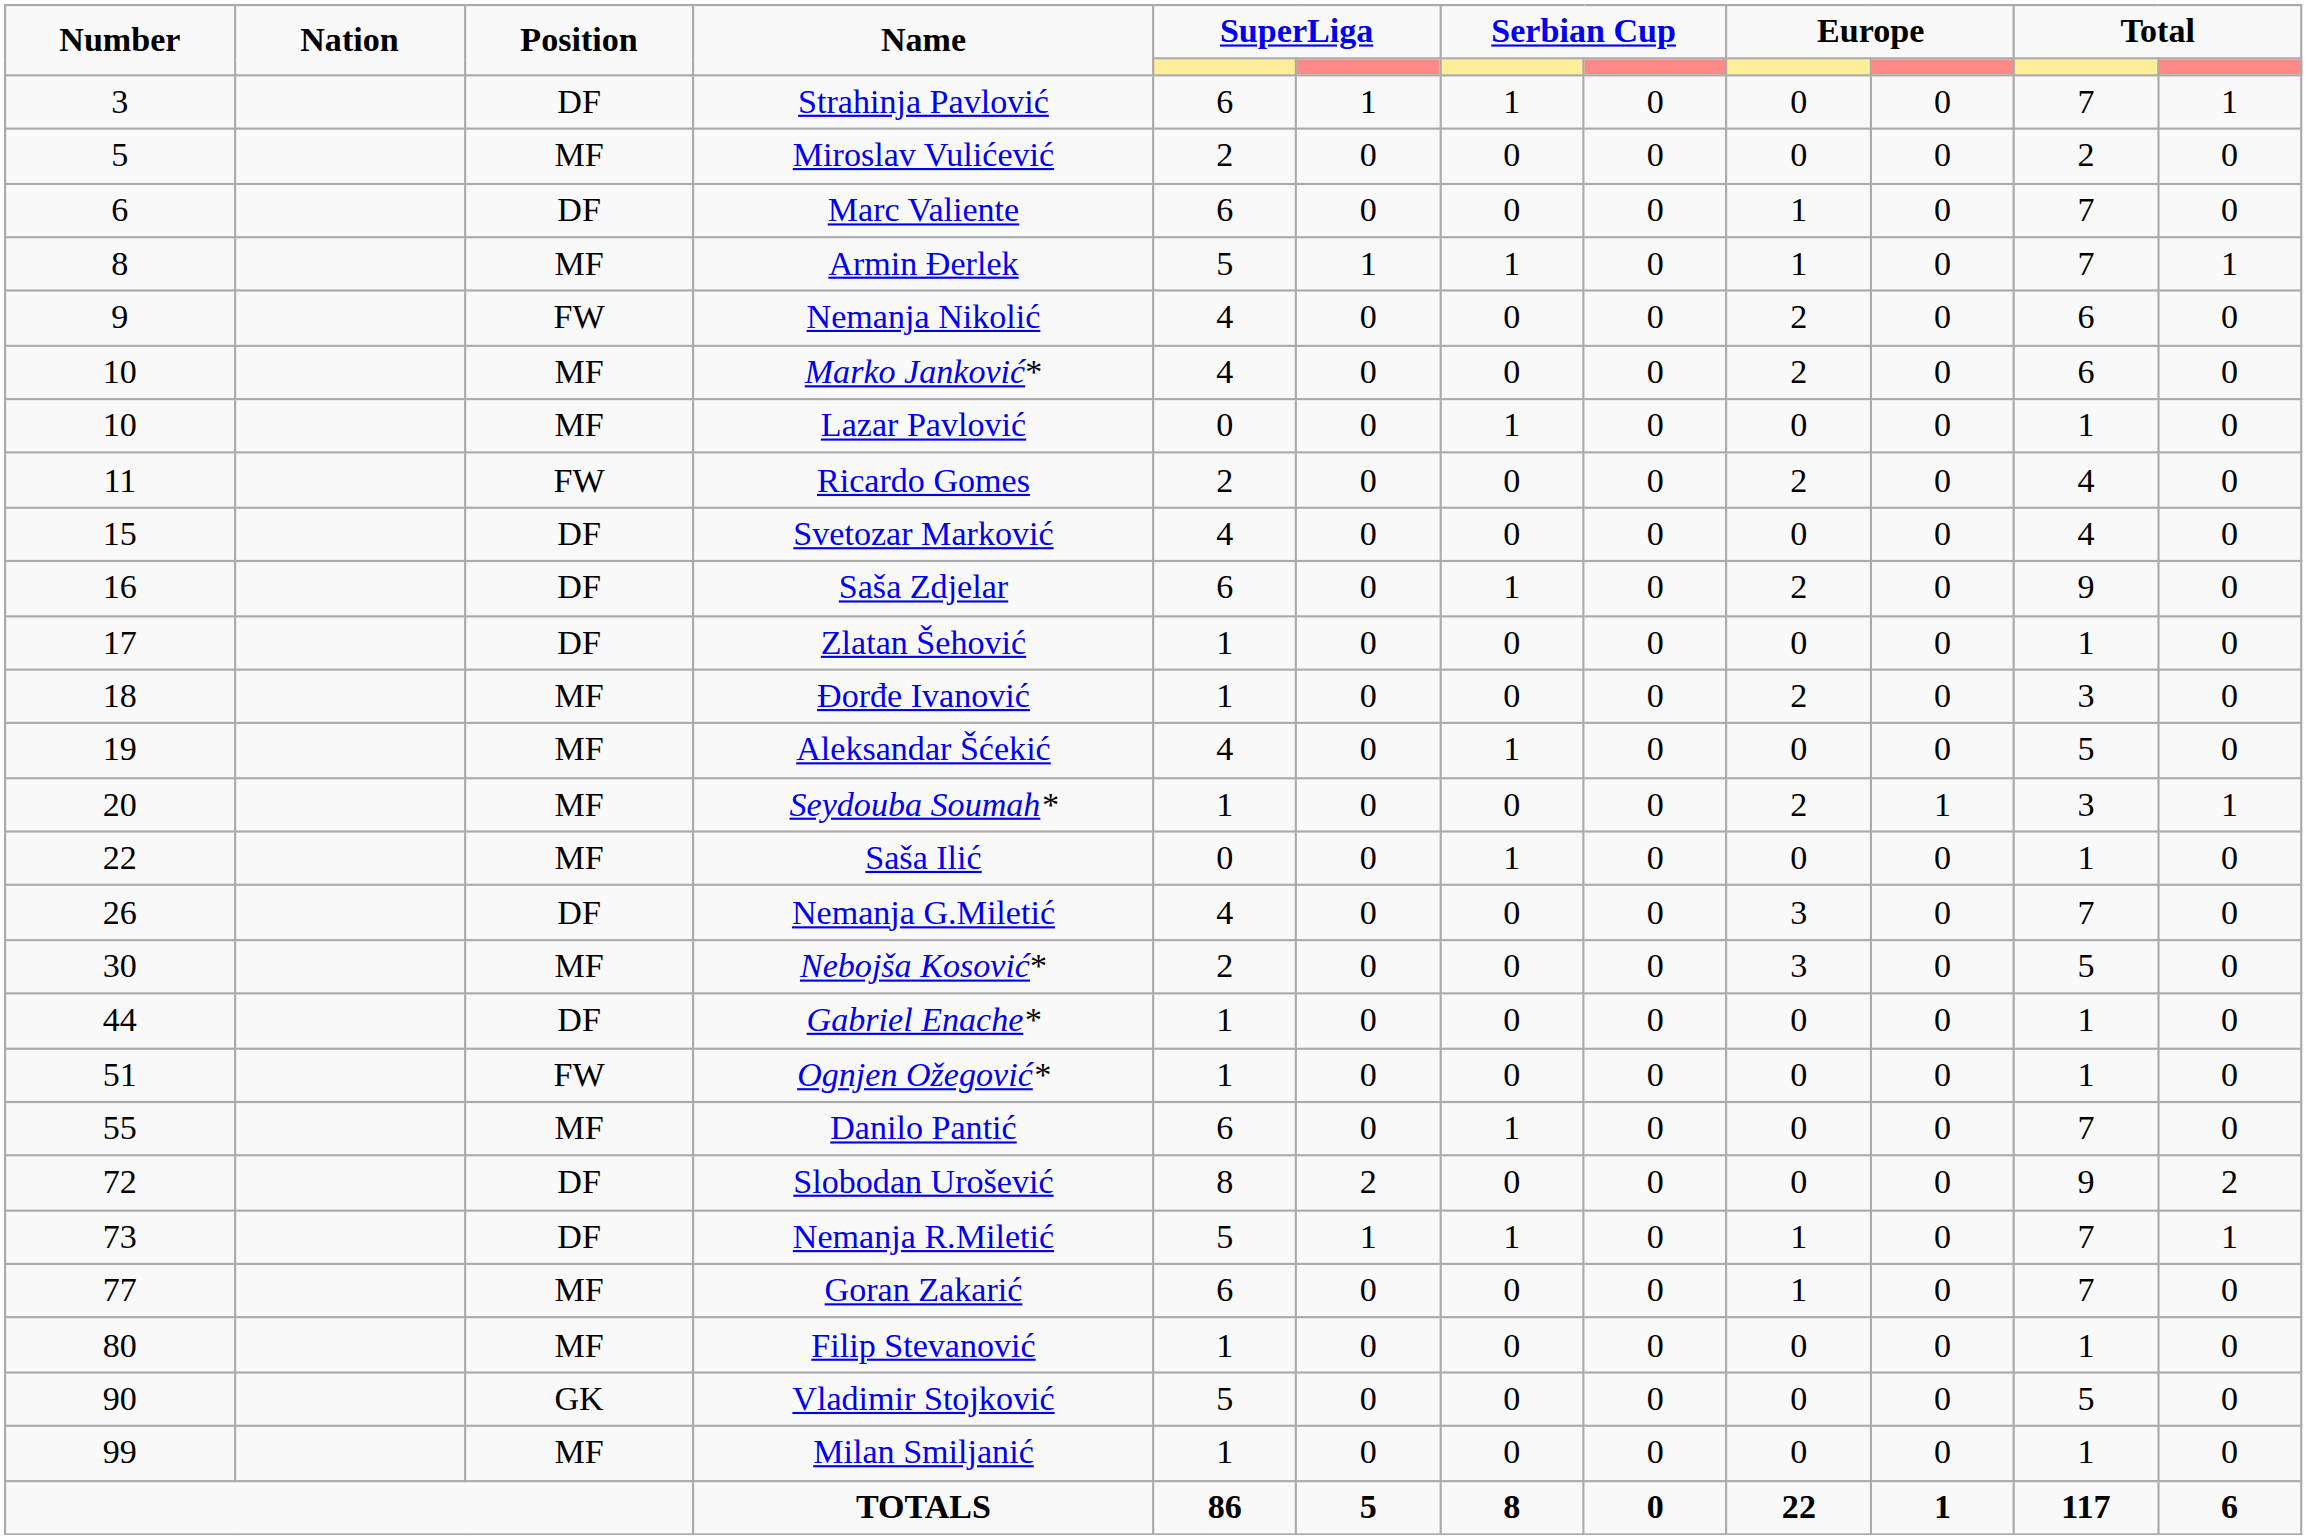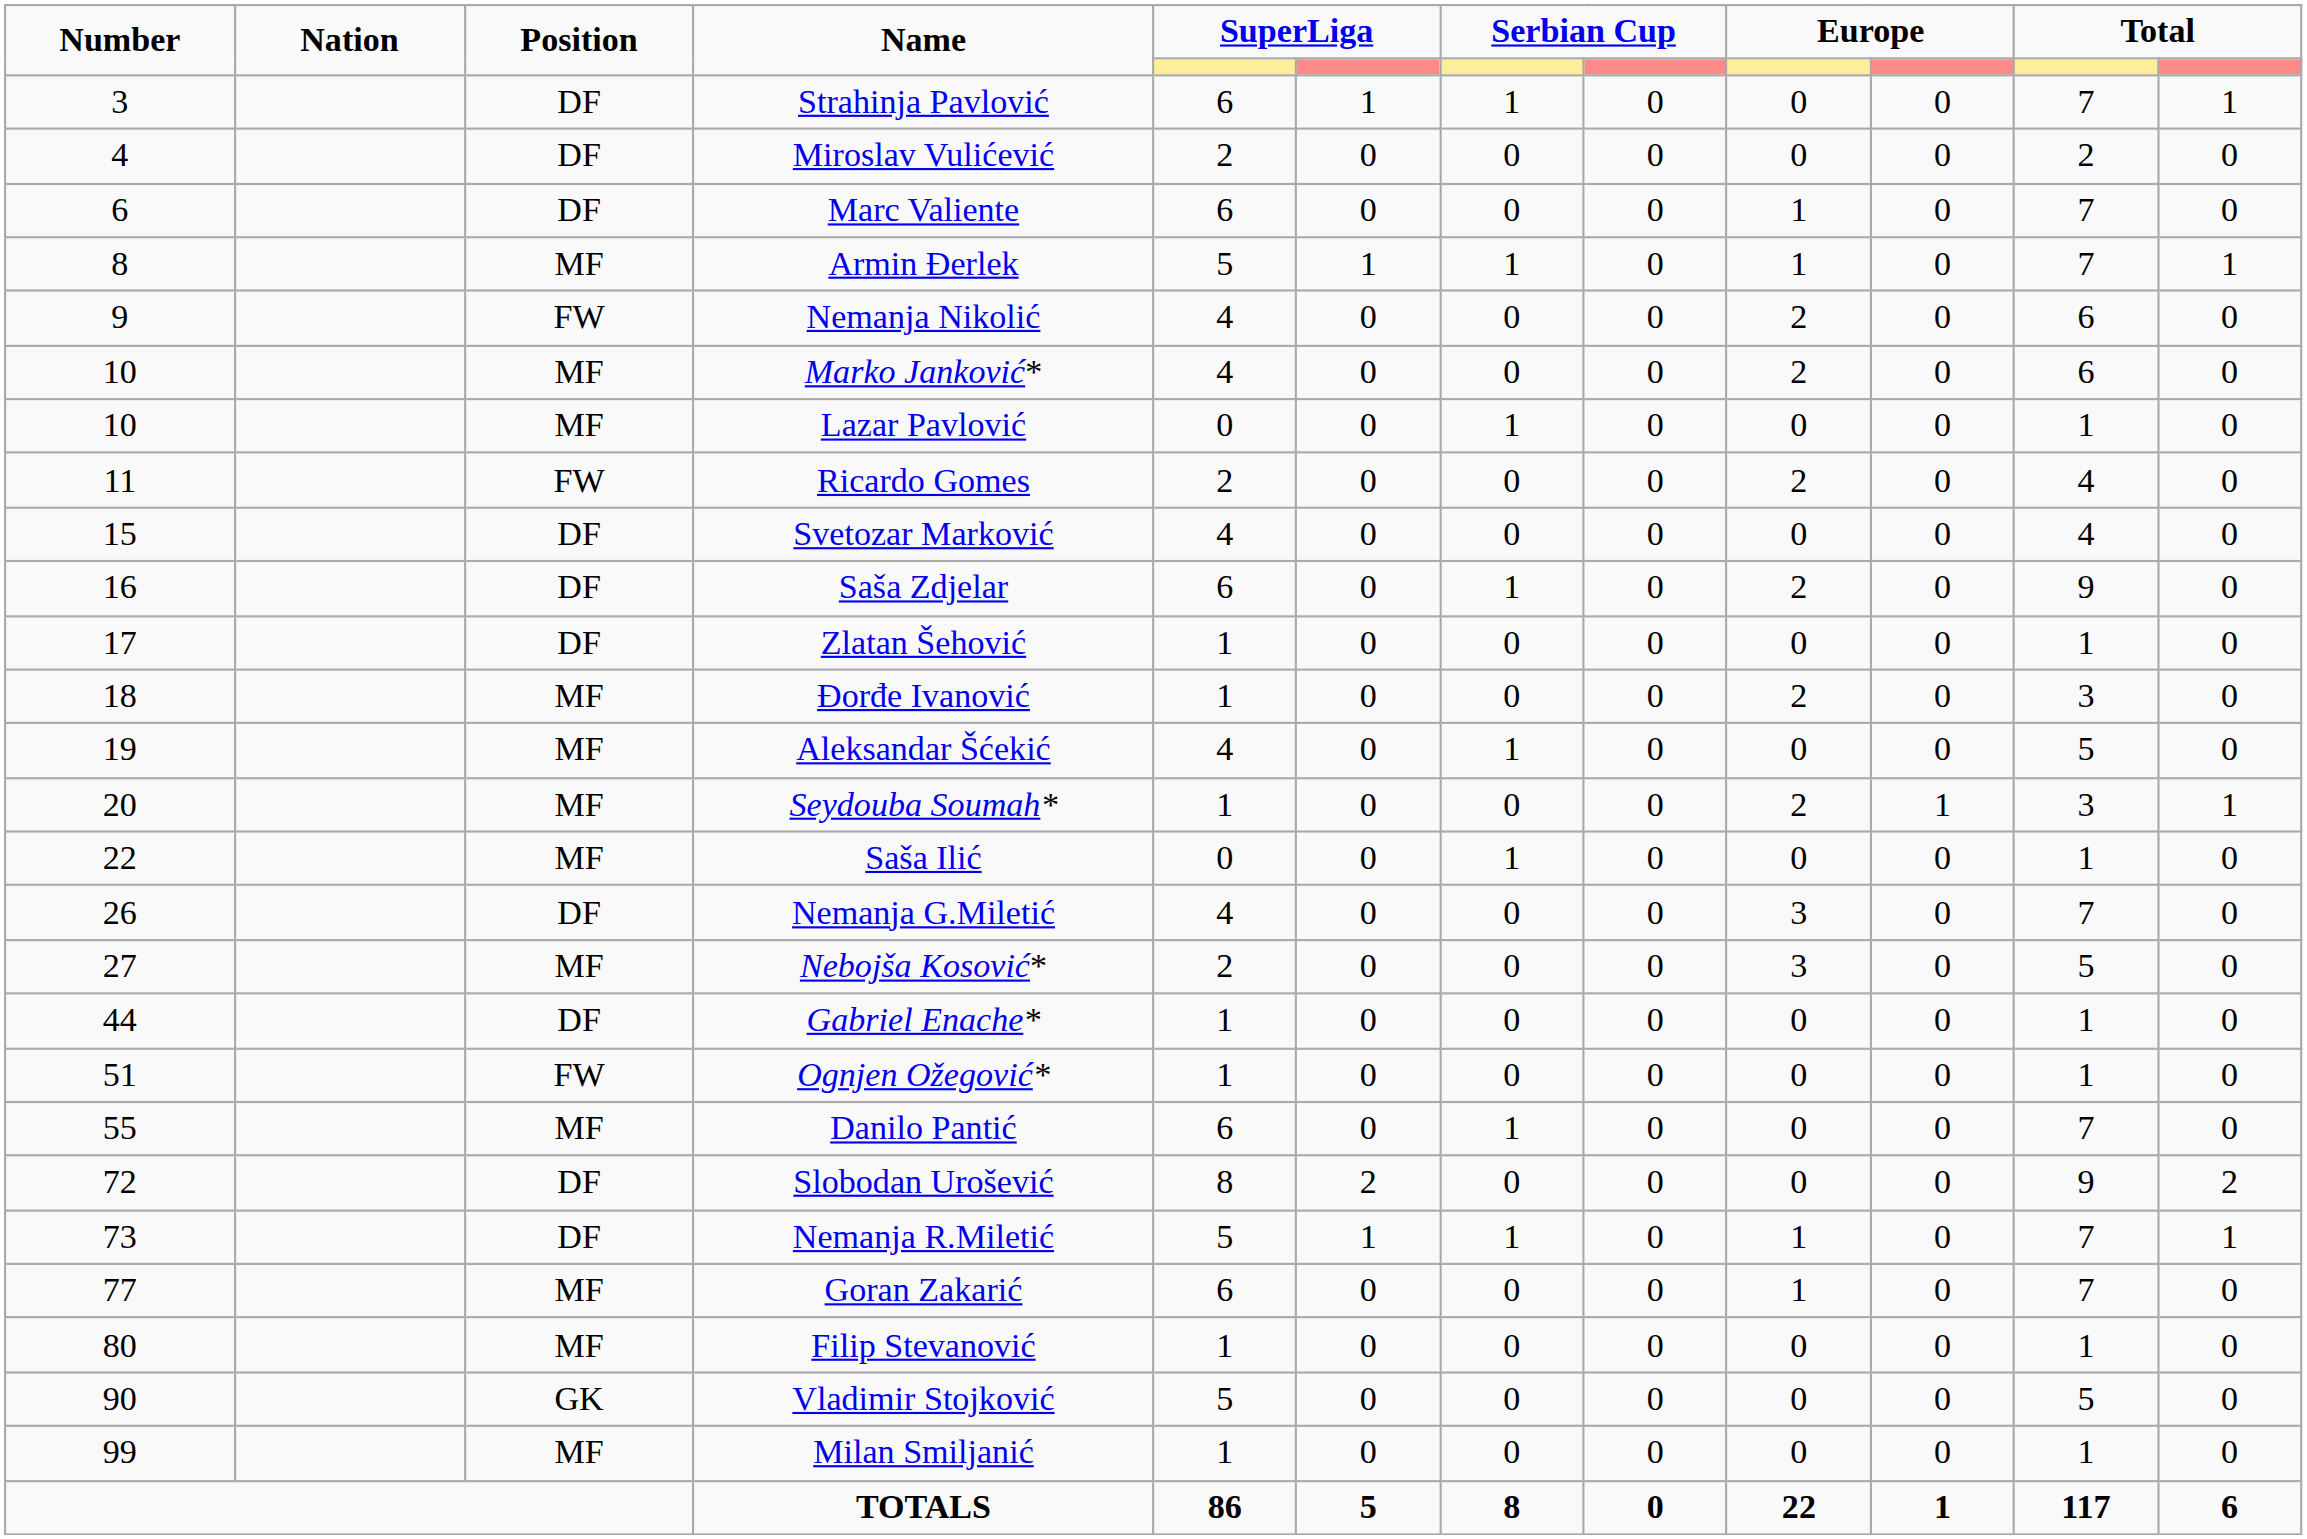(120, 155) 5 -> (120, 155) 4
(579, 155) MF -> (579, 155) DF
(120, 966) 30 -> (120, 966) 27
